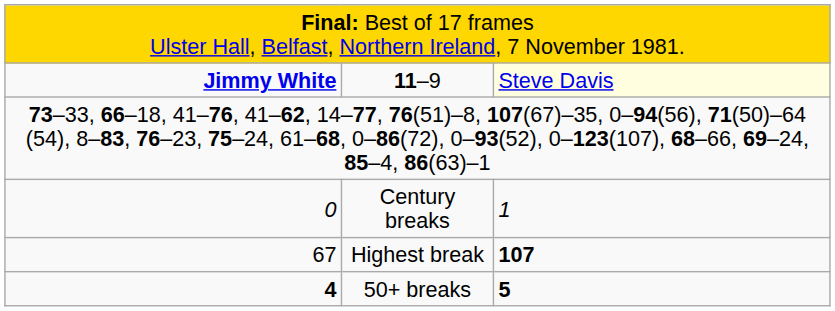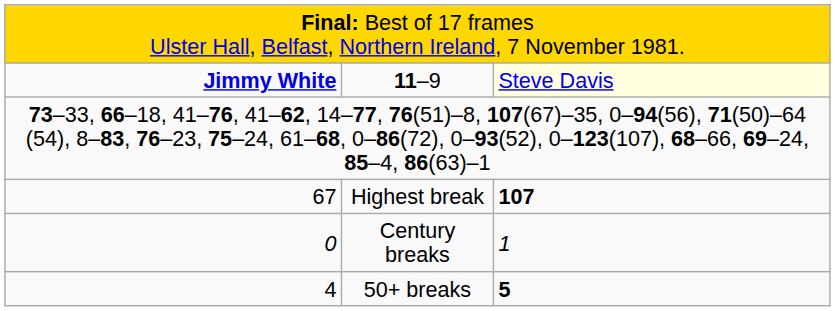rows swapped: (417, 255) <-> (417, 209)
(330, 289) bold -> (330, 289) normal
